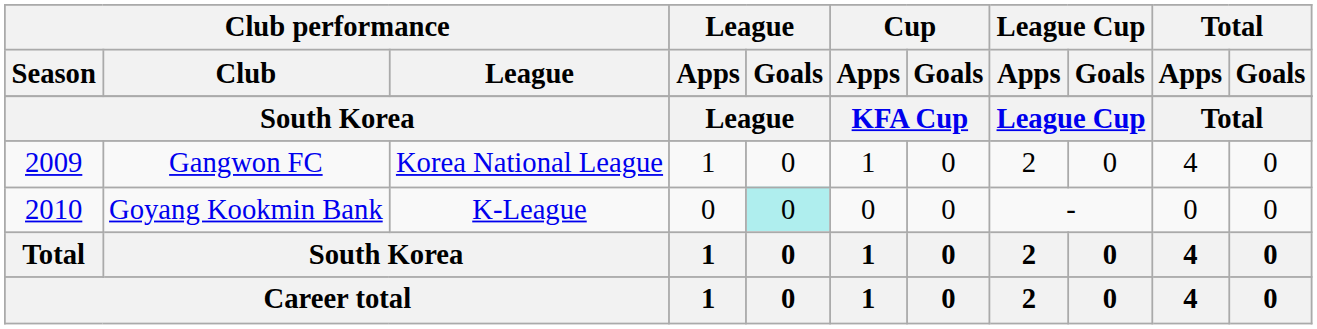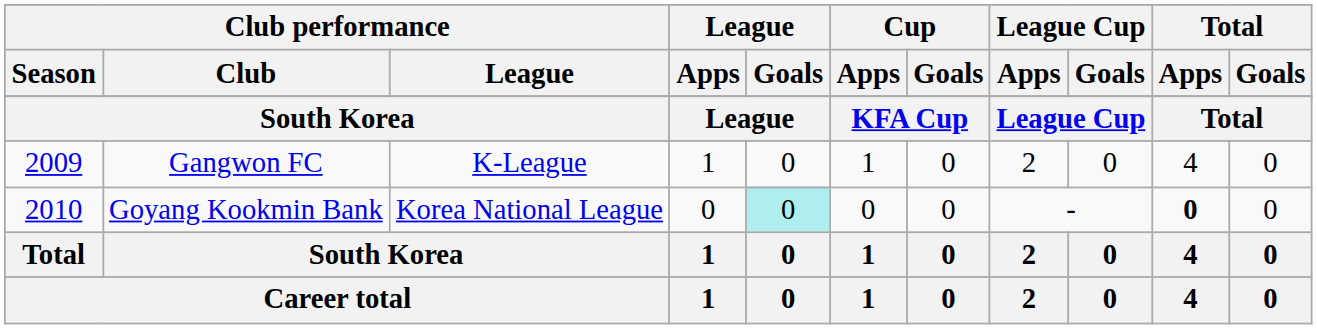(529, 163) Korea National League -> (529, 163) K-League
(529, 208) K-League -> (529, 208) Korea National League
(1190, 208) normal -> (1190, 208) bold
